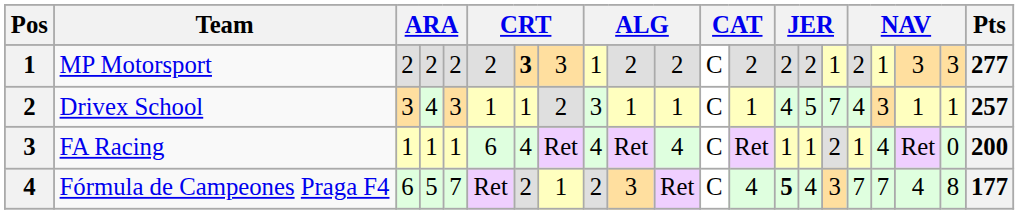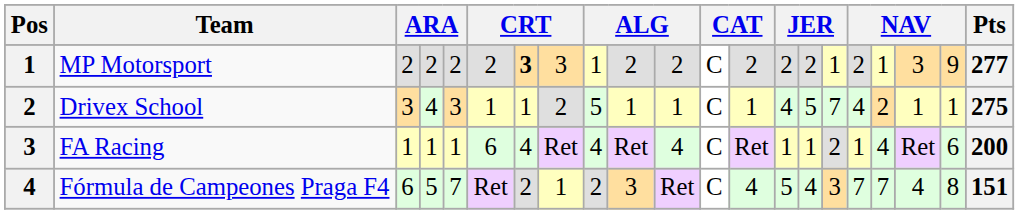(953, 65) 3 -> (953, 65) 9
(596, 106) 3 -> (596, 106) 5
(883, 106) 3 -> (883, 106) 2
(990, 106) 257 -> (990, 106) 275
(953, 147) 0 -> (953, 147) 6
(787, 187) bold -> (787, 187) normal
(990, 187) 177 -> (990, 187) 151
